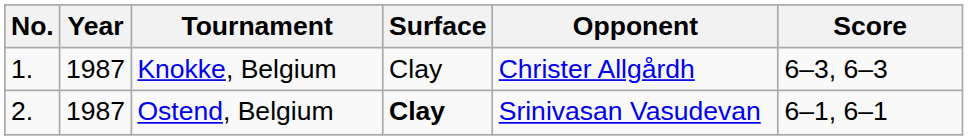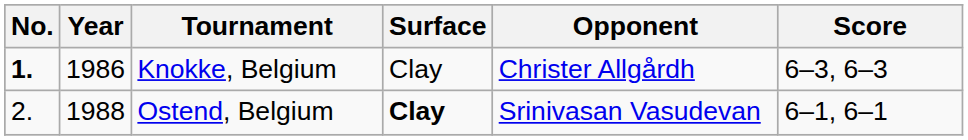(22, 68) normal -> (22, 68) bold
(96, 68) 1987 -> (96, 68) 1986
(96, 111) 1987 -> (96, 111) 1988
